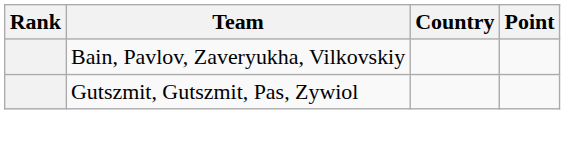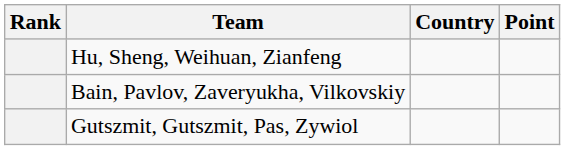+ row: (206, 56)
